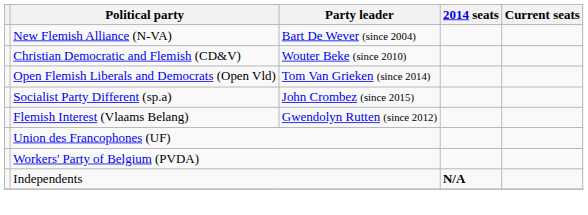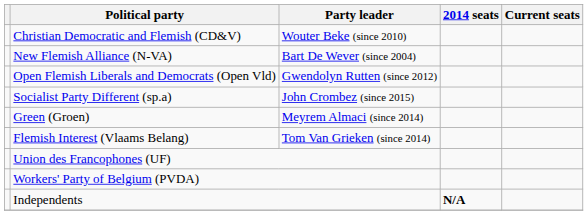rows swapped: (93, 35) <-> (127, 55)
(356, 76) Tom Van Grieken (since 2014) -> (359, 76) Gwendolyn Rutten (since 2012)
+ row: (51, 117)
(359, 117) Gwendolyn Rutten (since 2012) -> (356, 138) Tom Van Grieken (since 2014)
